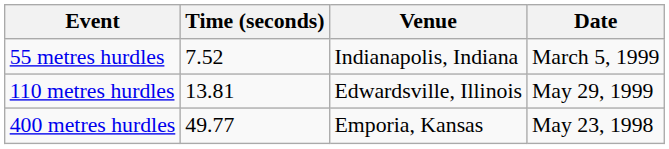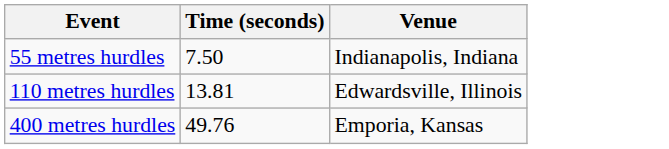- column: (596, 21)
(204, 56) 7.52 -> (204, 56) 7.50
(210, 125) 49.77 -> (210, 125) 49.76
